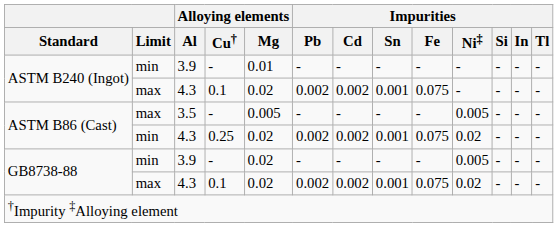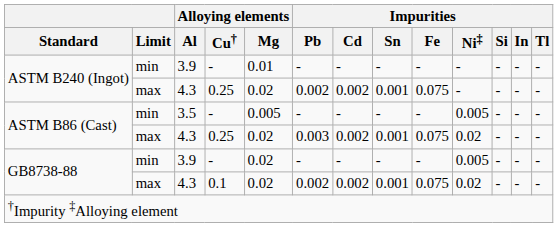(217, 90) 0.1 -> (221, 90) 0.25
(148, 113) max -> (147, 113) min
(147, 136) min -> (148, 136) max
(313, 136) 0.002 -> (313, 136) 0.003
